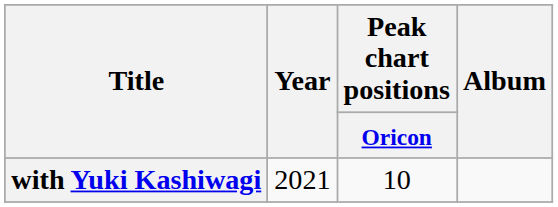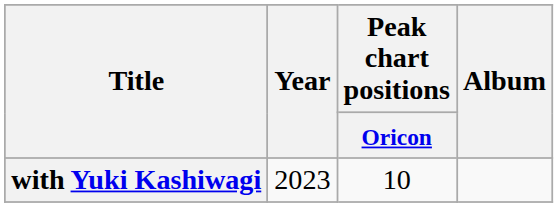(302, 179) 2021 -> (302, 179) 2023
